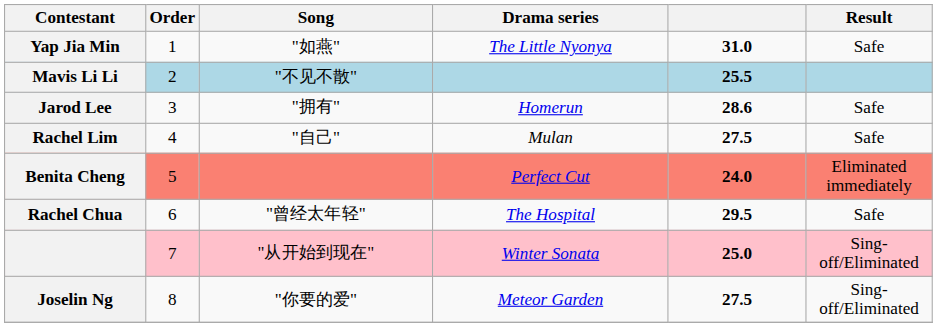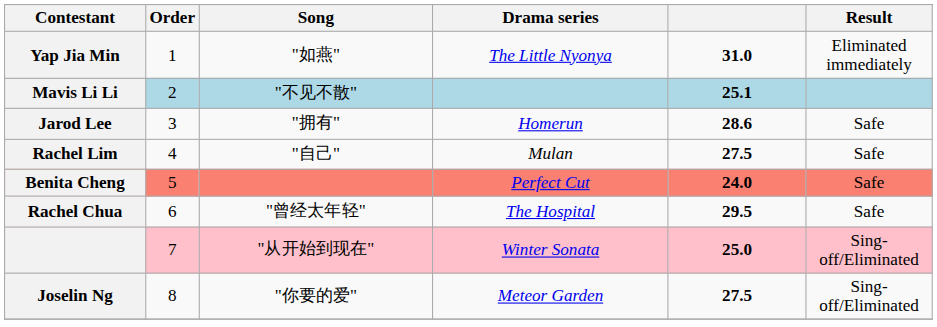(869, 46) Safe -> (869, 54) Eliminated immediately
(737, 77) 25.5 -> (737, 93) 25.1
(869, 176) Eliminated immediately -> (869, 182) Safe
